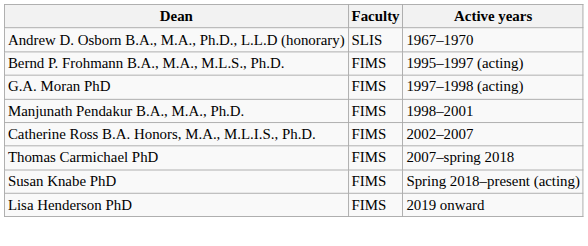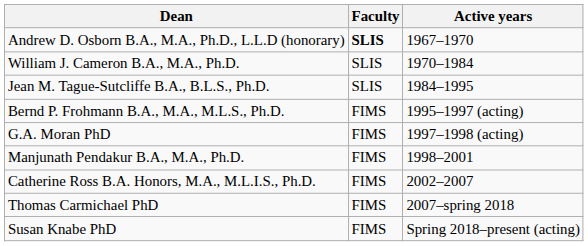(367, 39) normal -> (368, 39) bold
+ row: (124, 63)
+ row: (139, 87)
- row: (70, 205)
